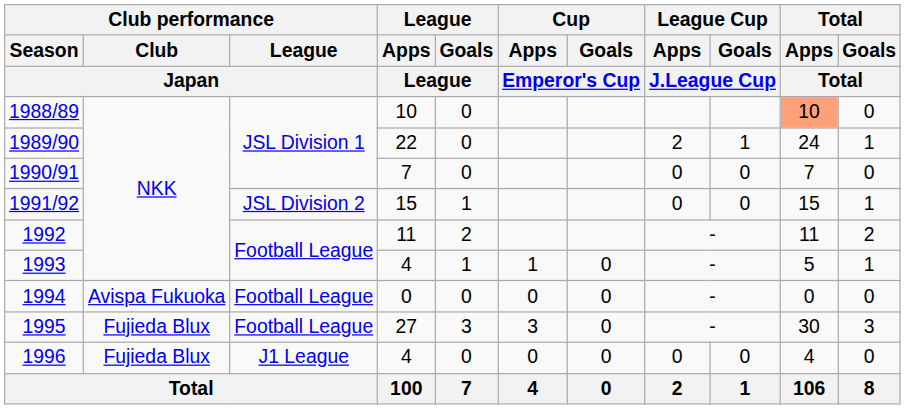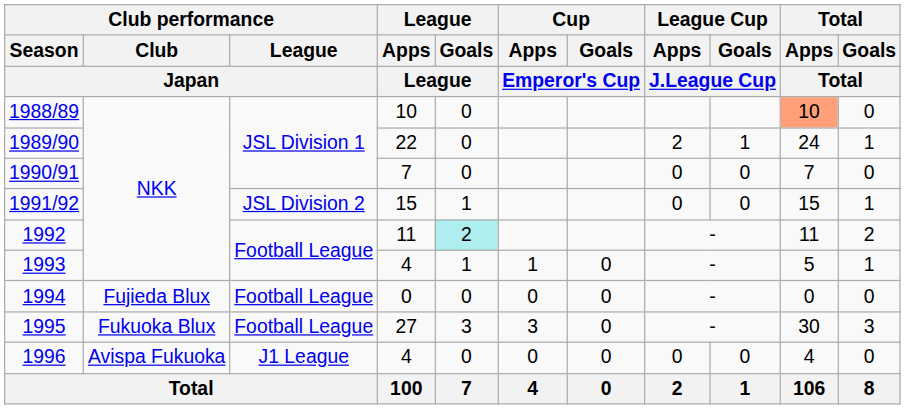(466, 234) no background -> (466, 234) paleturquoise background
(157, 296) Avispa Fukuoka -> (157, 296) Fujieda Blux
(157, 326) Fujieda Blux -> (157, 326) Fukuoka Blux
(157, 357) Fujieda Blux -> (157, 357) Avispa Fukuoka
